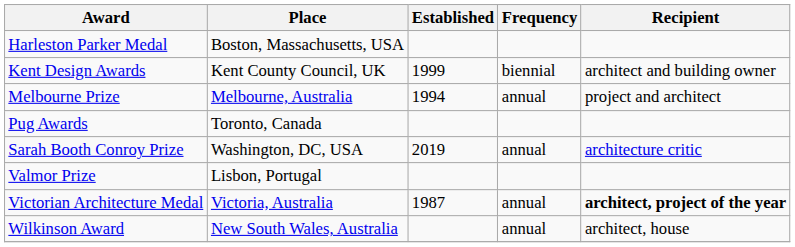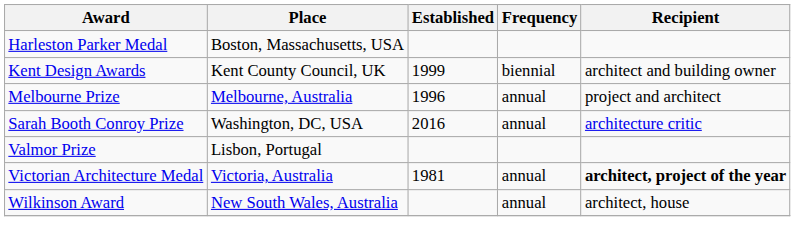(428, 96) 1994 -> (428, 96) 1996
- row: (48, 123)
(428, 149) 2019 -> (428, 123) 2016
(428, 202) 1987 -> (428, 176) 1981
